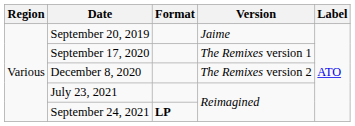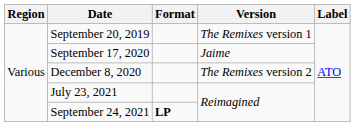(215, 33) Jaime -> (256, 33) The Remixes version 1
(256, 53) The Remixes version 1 -> (215, 53) Jaime
